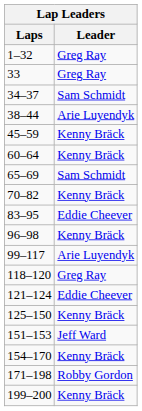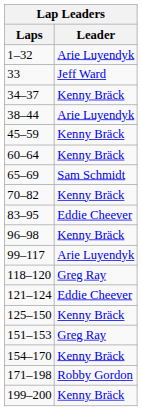(82, 54) Greg Ray -> (96, 54) Arie Luyendyk
(82, 74) Greg Ray -> (82, 74) Jeff Ward
(91, 94) Sam Schmidt -> (91, 94) Kenny Bräck
(82, 335) Jeff Ward -> (82, 335) Greg Ray
